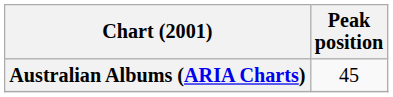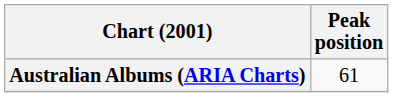(349, 75) 45 -> (349, 75) 61
